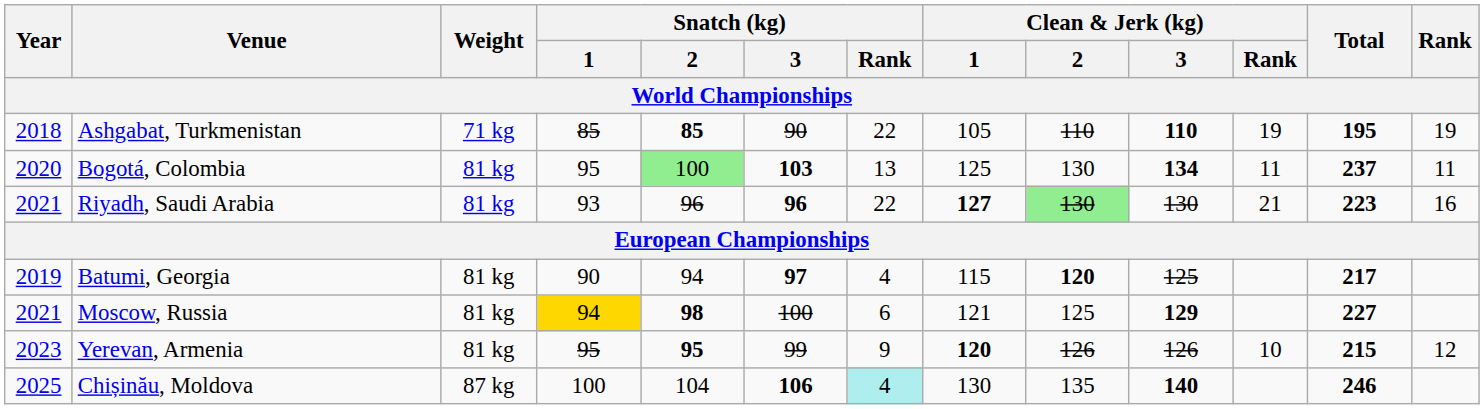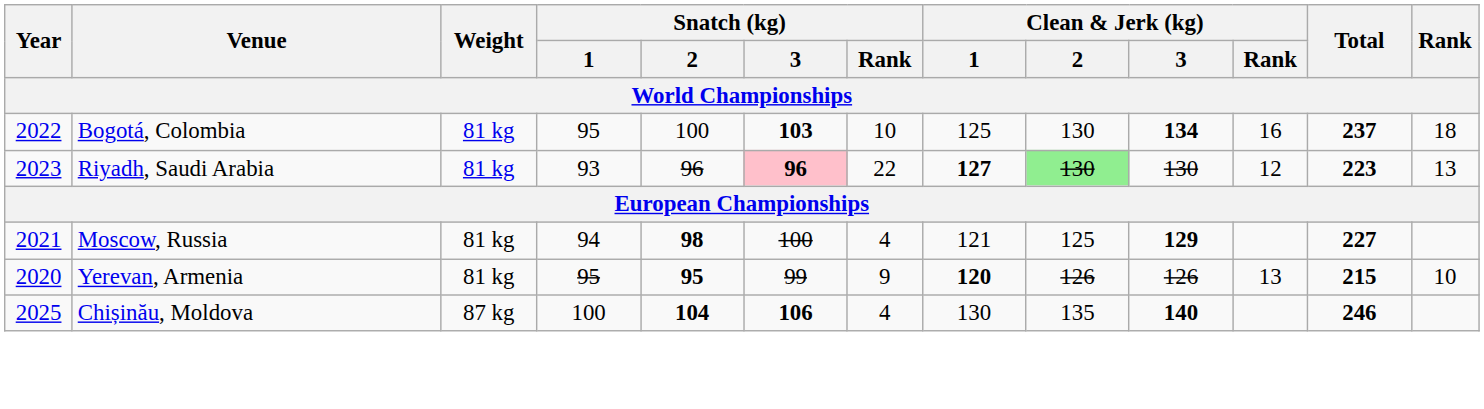- row: (190, 131)
(39, 167) 2020 -> (39, 131) 2022
(692, 167) lightgreen background -> (692, 131) no background
(885, 167) 13 -> (885, 131) 10
(1270, 167) 11 -> (1270, 131) 16
(1445, 167) 11 -> (1445, 131) 18
(39, 204) 2021 -> (39, 167) 2023
(796, 204) no background -> (796, 167) pink background
(1270, 204) 21 -> (1270, 167) 12
(1445, 204) 16 -> (1445, 167) 13
- row: (154, 276)
(589, 312) gold background -> (589, 240) no background
(885, 312) 6 -> (885, 240) 4
(39, 349) 2023 -> (39, 276) 2020
(1270, 349) 10 -> (1270, 276) 13
(1445, 349) 12 -> (1445, 276) 10
(692, 385) normal -> (692, 312) bold
(885, 385) paleturquoise background -> (885, 312) no background
